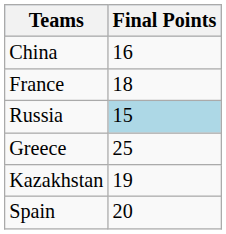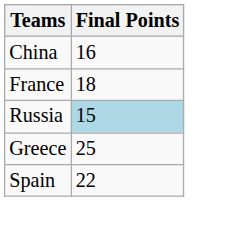- row: (56, 180)
(123, 212) 20 -> (86, 180) 22
